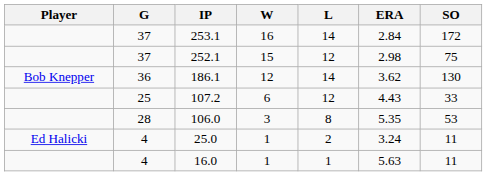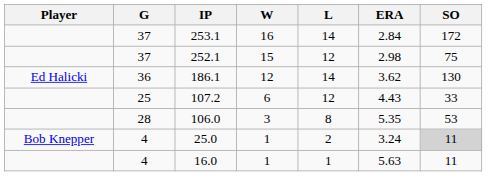(59, 77) Bob Knepper -> (59, 77) Ed Halicki
(59, 139) Ed Halicki -> (59, 139) Bob Knepper
(451, 139) no background -> (451, 139) lightgrey background
